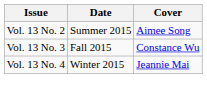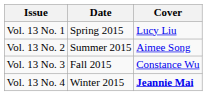+ row: (36, 30)
(163, 64) normal -> (165, 82) bold
